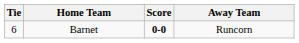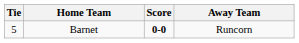(14, 29) 6 -> (14, 29) 5
